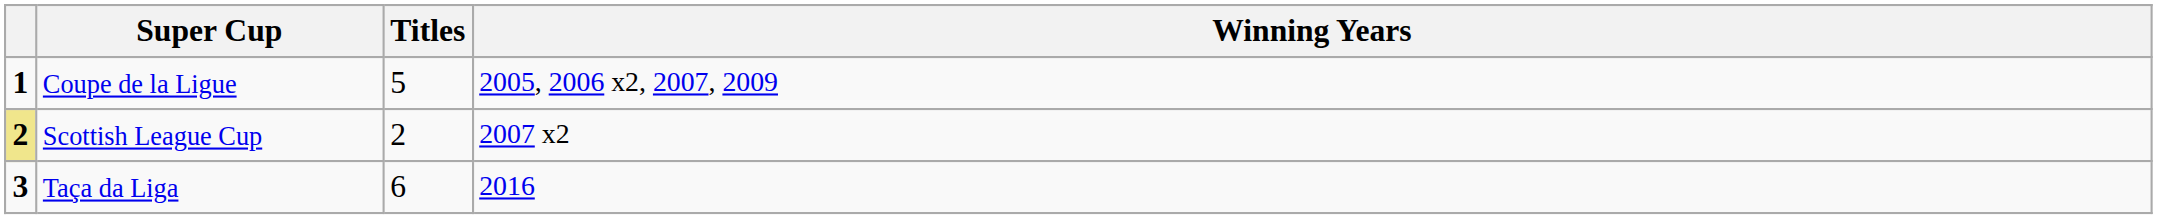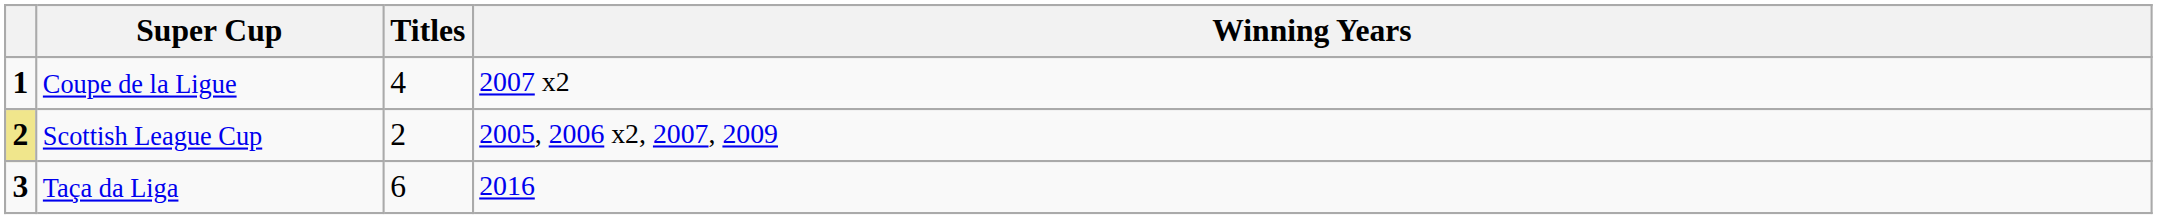(398, 82) 5 -> (398, 82) 4
(629, 82) 2005, 2006 x2, 2007, 2009 -> (524, 82) 2007 x2
(524, 135) 2007 x2 -> (629, 135) 2005, 2006 x2, 2007, 2009
